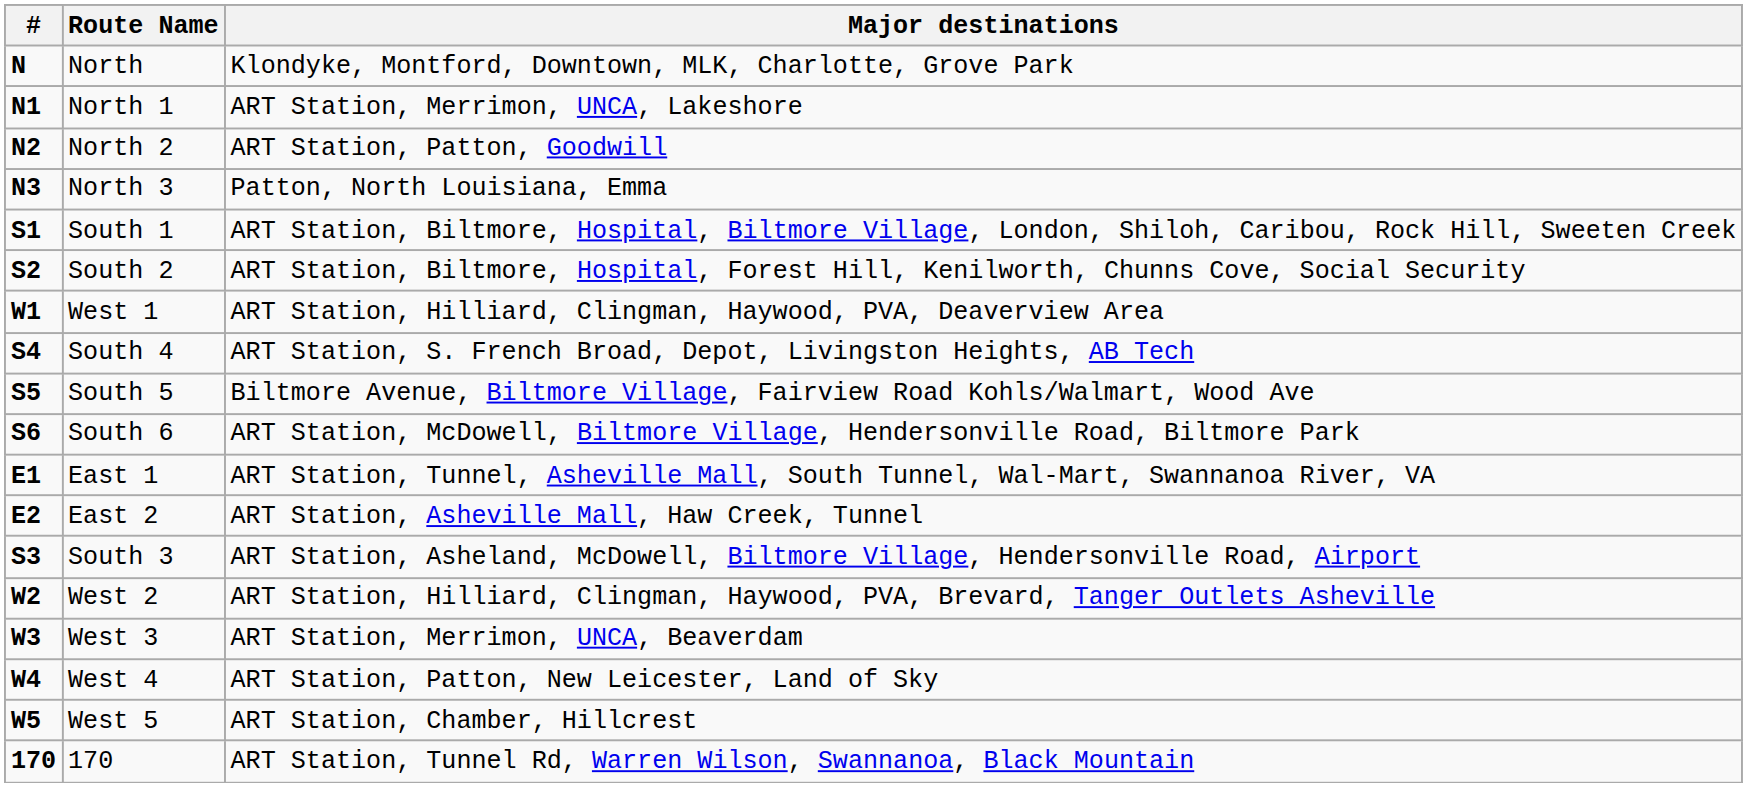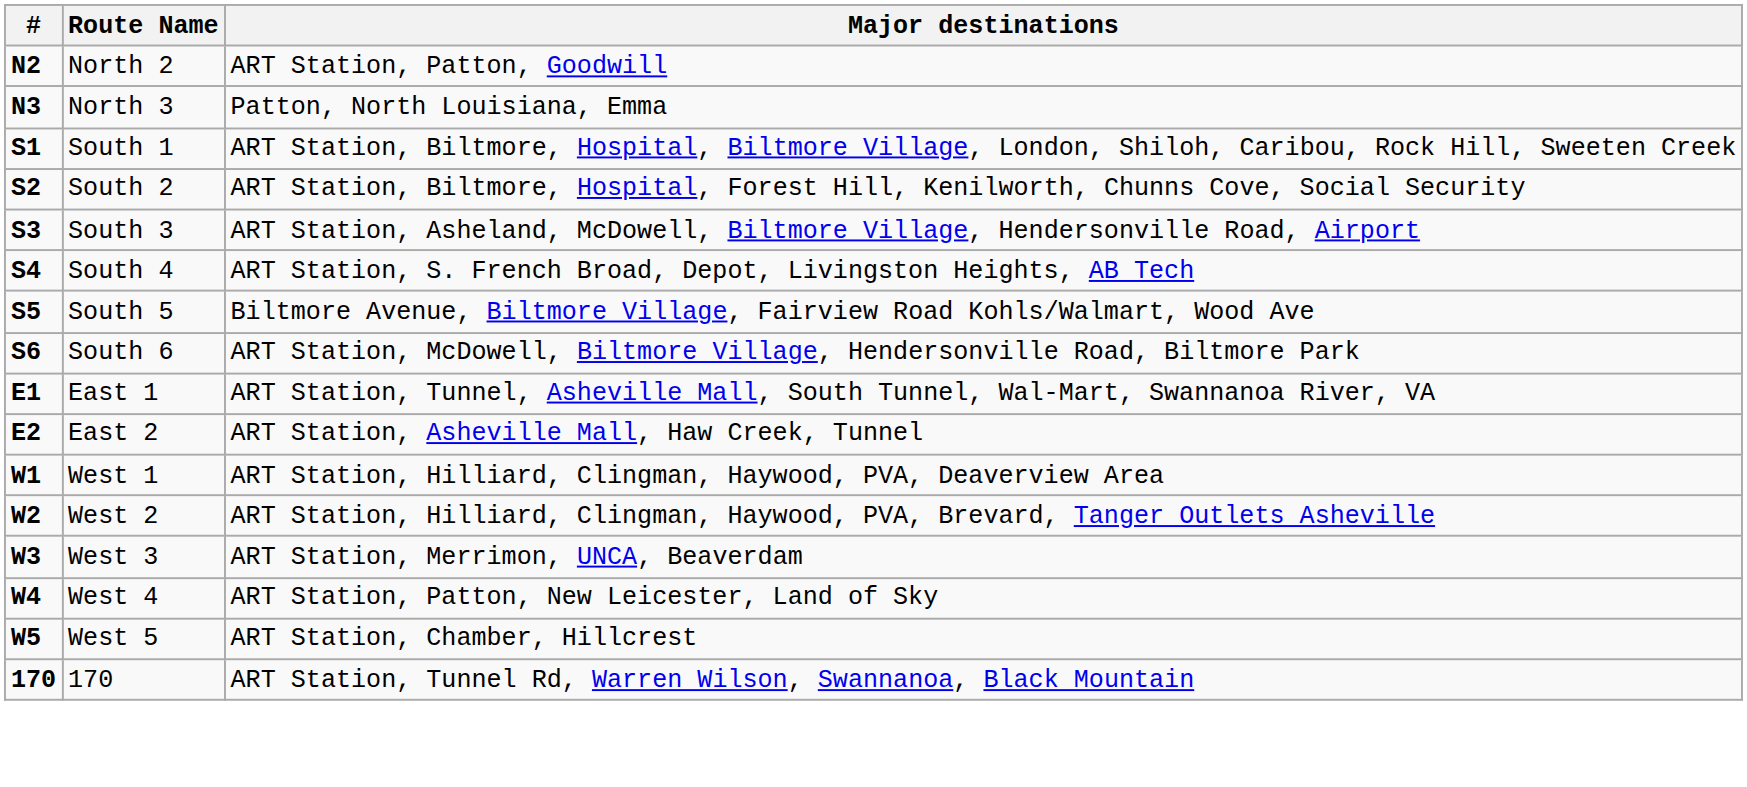- row: (106, 66)
- row: (121, 107)
rows swapped: (121, 557) <-> (113, 312)
